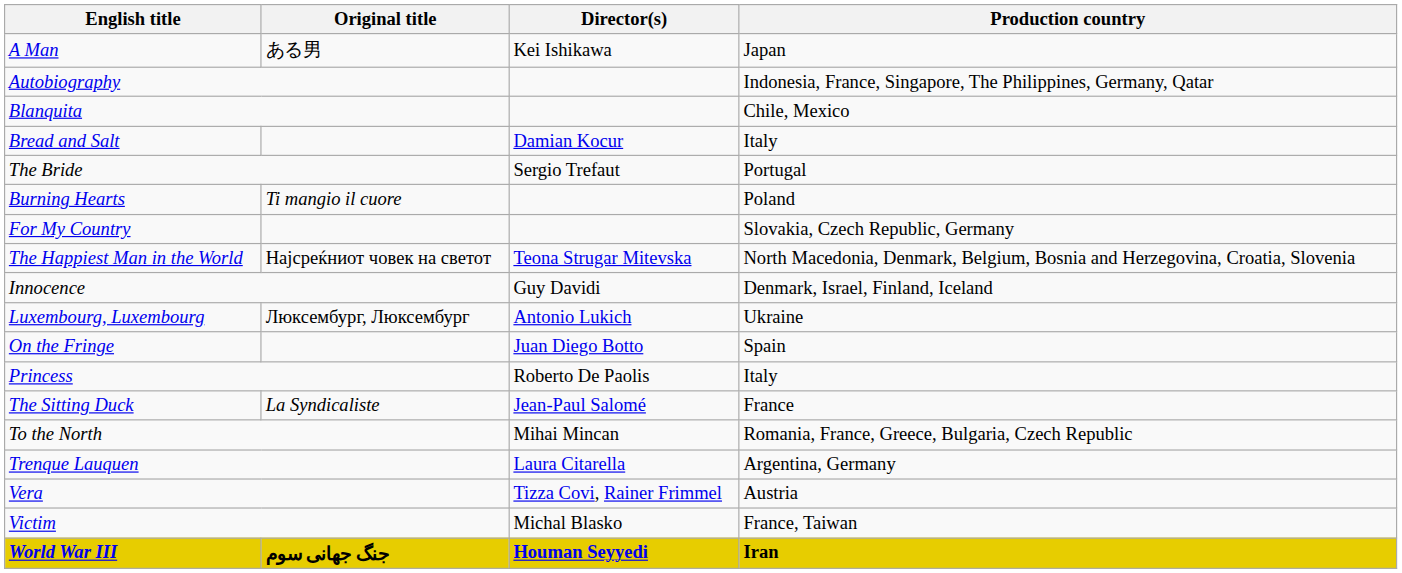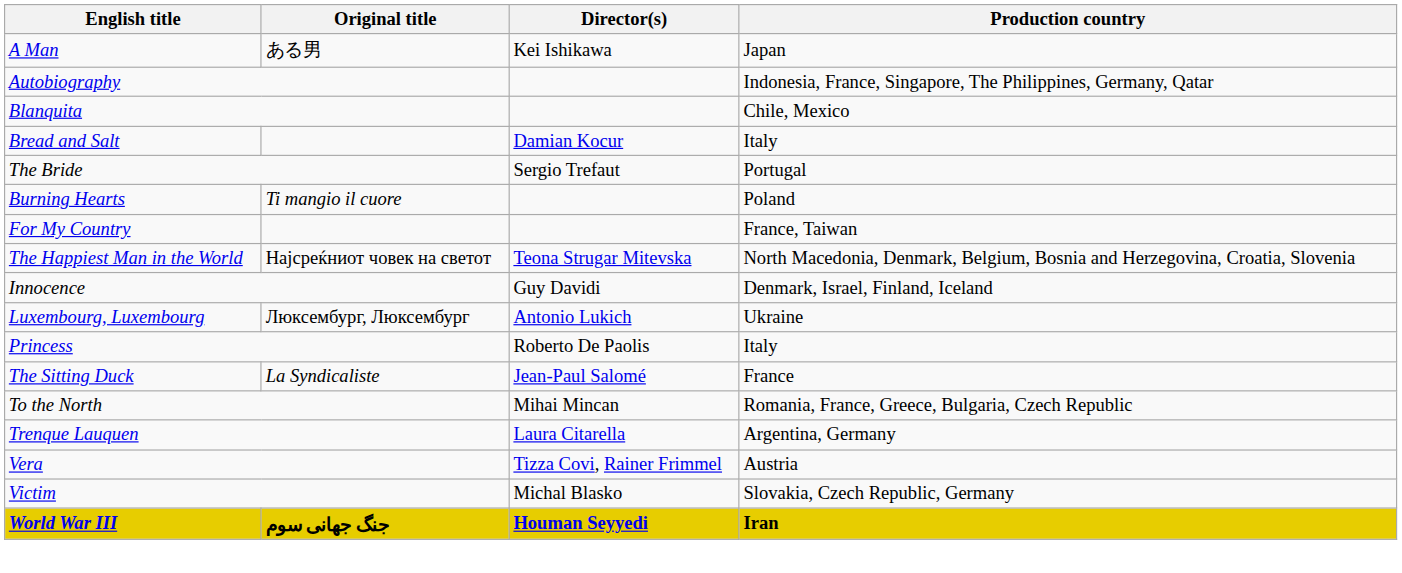(879, 228) Slovakia, Czech Republic, Germany -> (800, 228) France, Taiwan
- row: (61, 346)
(800, 523) France, Taiwan -> (879, 493) Slovakia, Czech Republic, Germany
